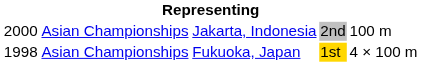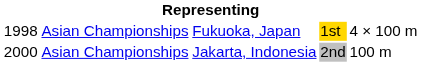rows swapped: (246, 52) <-> (254, 31)
